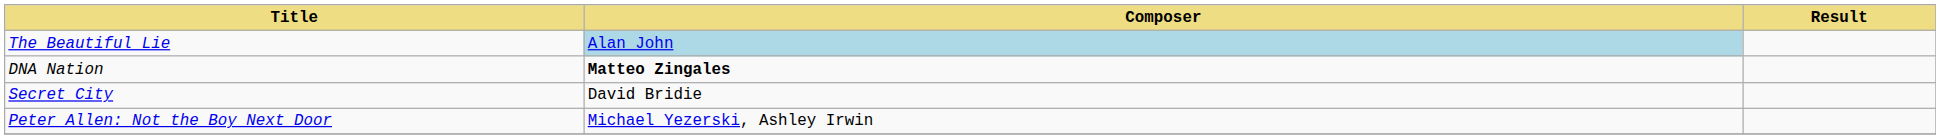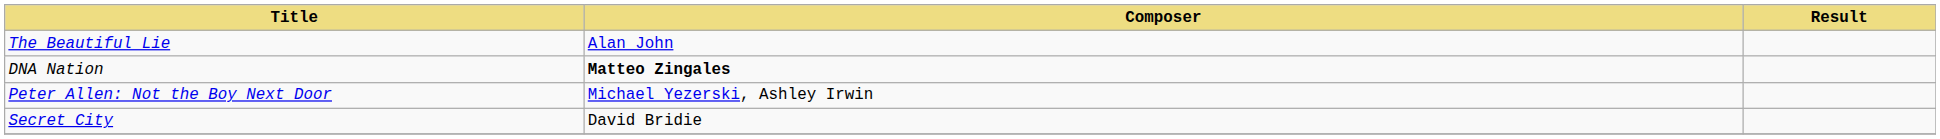(631, 43) lightblue background -> (631, 43) no background
rows swapped: (170, 121) <-> (61, 95)
